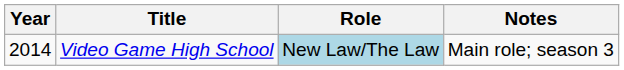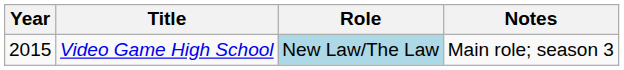(30, 49) 2014 -> (30, 49) 2015
